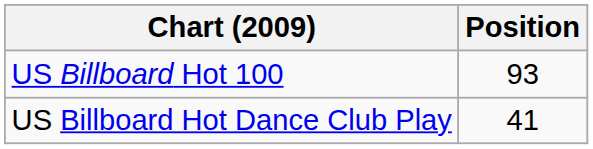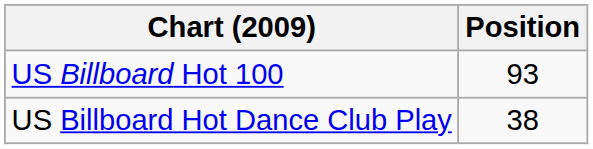(523, 119) 41 -> (523, 119) 38
